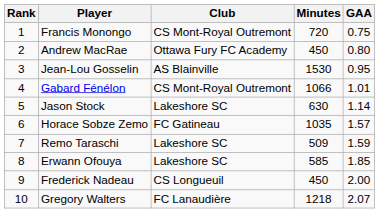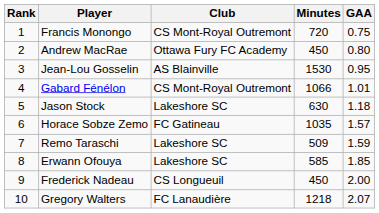(359, 106) 1.14 -> (359, 106) 1.18
